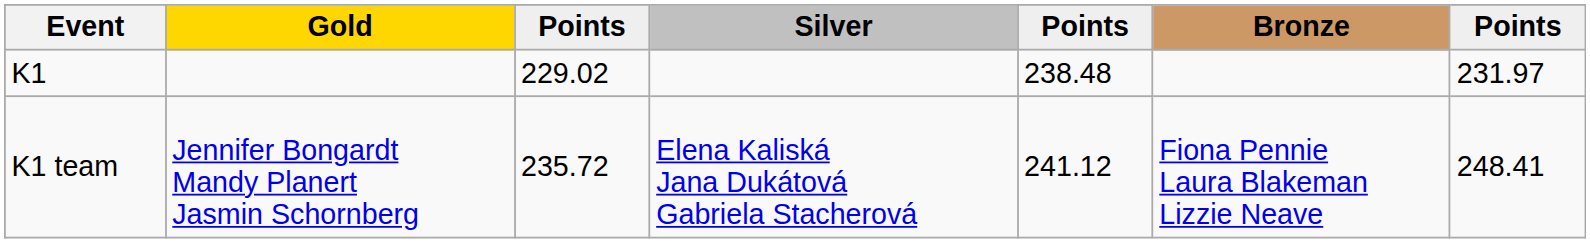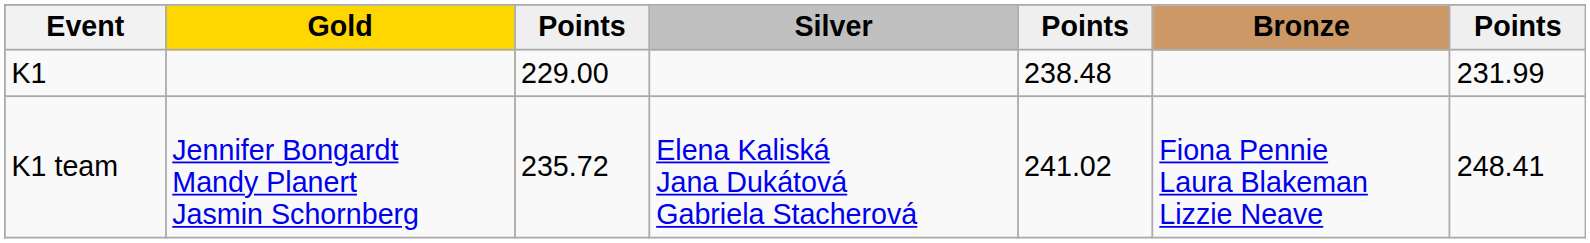(565, 72) 229.02 -> (565, 72) 229.00
(1501, 72) 231.97 -> (1501, 72) 231.99
(1068, 166) 241.12 -> (1068, 166) 241.02
